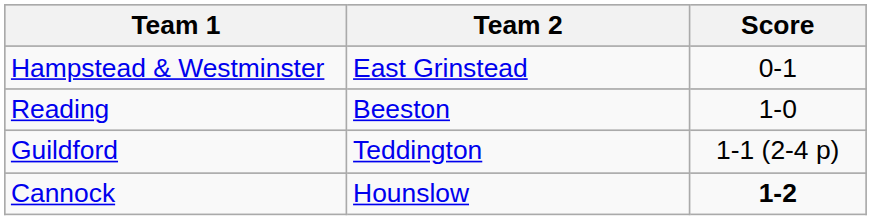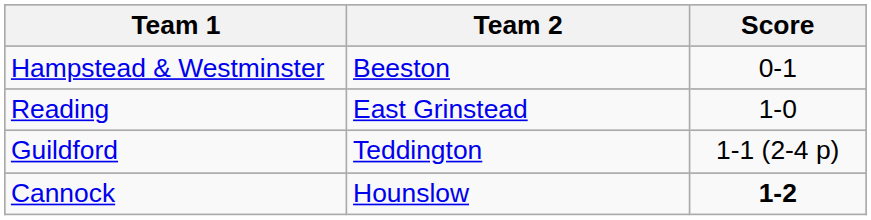(440, 67) East Grinstead -> (402, 67) Beeston
(402, 109) Beeston -> (440, 109) East Grinstead
